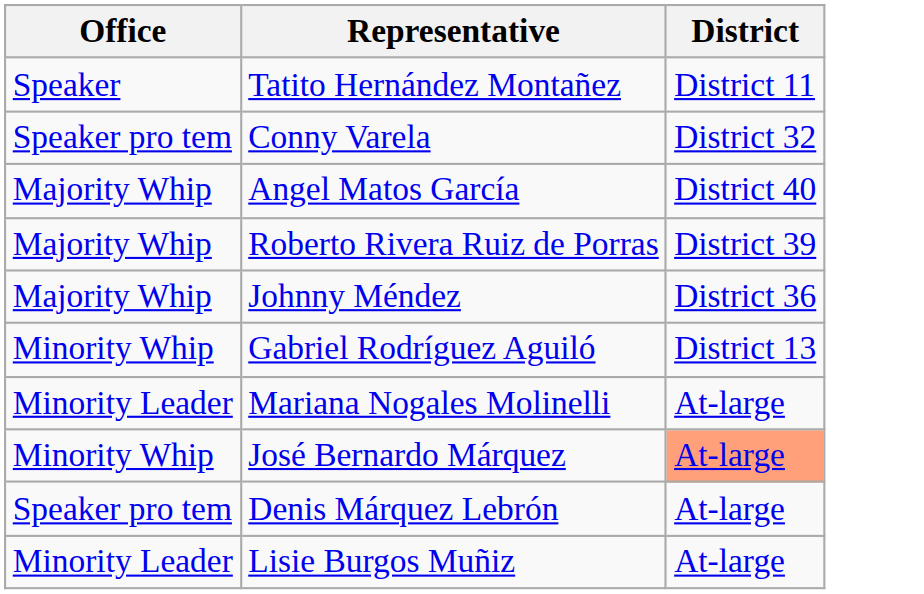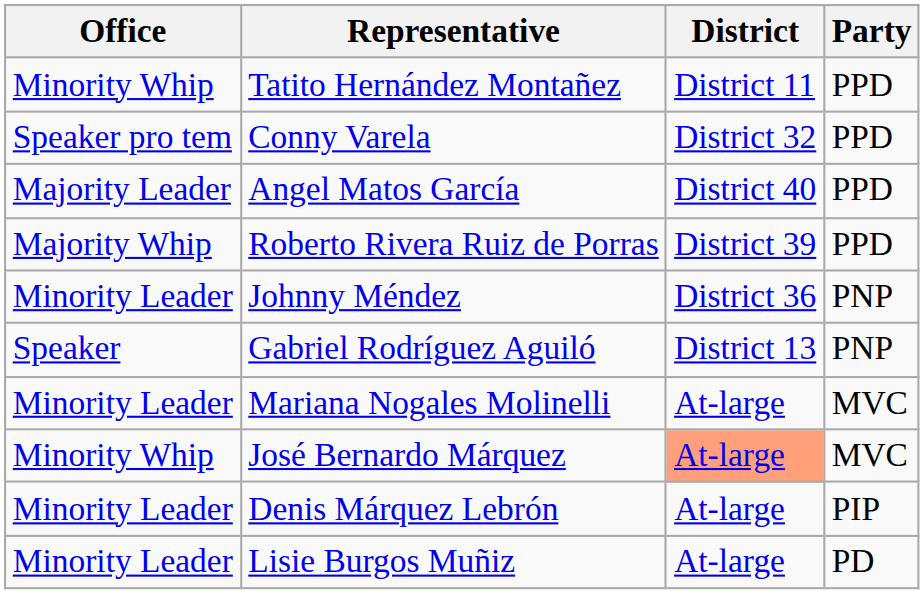+ column: (872, 31)
(67, 84) Speaker -> (113, 84) Minority Whip
(112, 190) Majority Whip -> (122, 190) Majority Leader
(112, 296) Majority Whip -> (123, 296) Minority Leader
(113, 349) Minority Whip -> (67, 349) Speaker
(122, 508) Speaker pro tem -> (123, 508) Minority Leader
